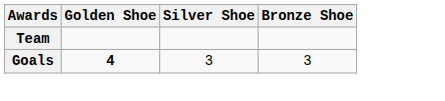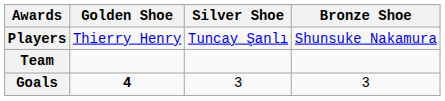+ row: (37, 39)
